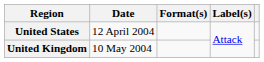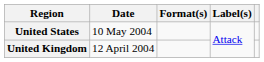(123, 31) 12 April 2004 -> (122, 31) 10 May 2004
(122, 48) 10 May 2004 -> (123, 48) 12 April 2004
